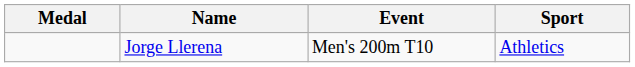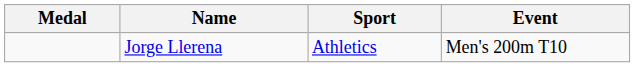columns swapped: (562, 18) <-> (402, 18)
